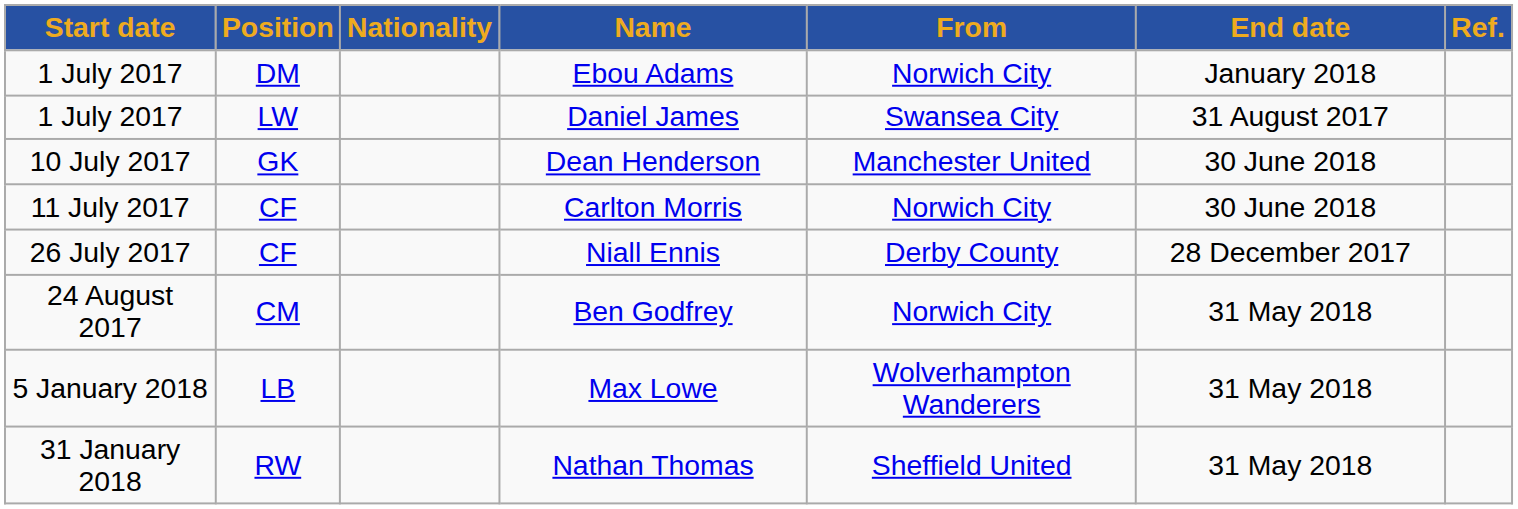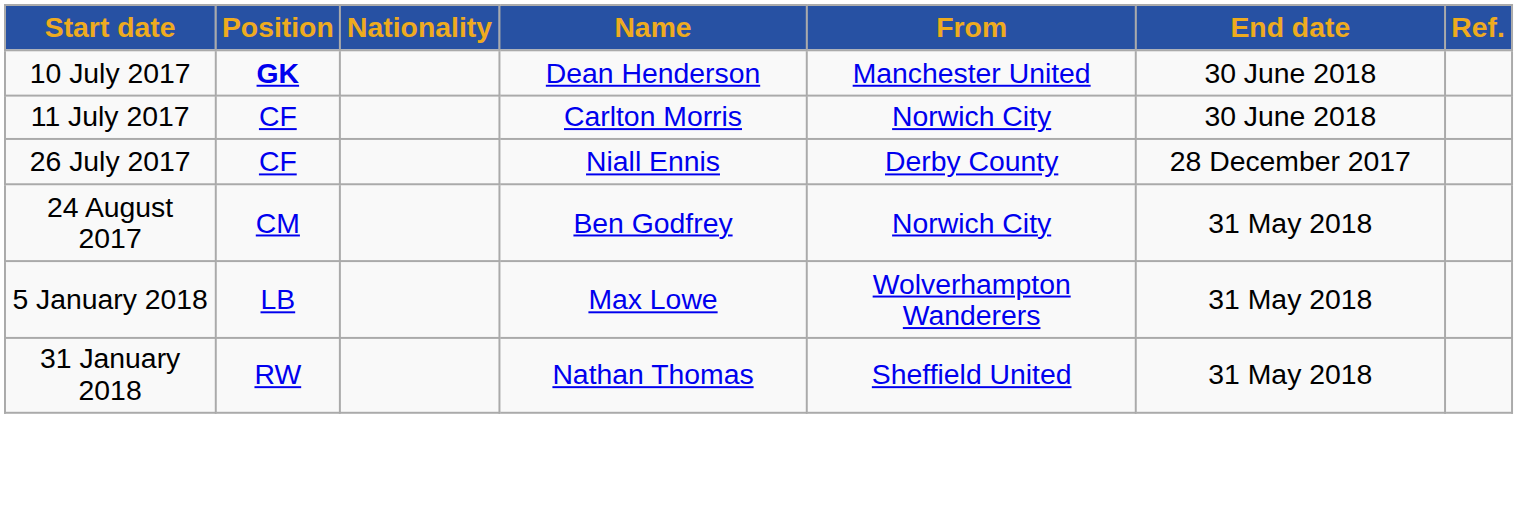- row: (653, 73)
- row: (653, 117)
(278, 162) normal -> (278, 73) bold
